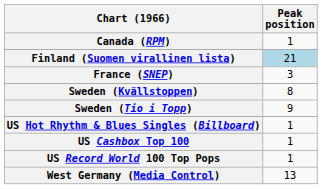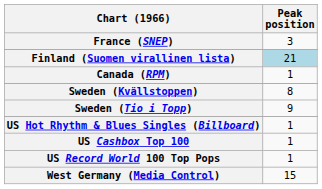rows swapped: (134, 41) <-> (134, 75)
(290, 175) 13 -> (290, 175) 15
